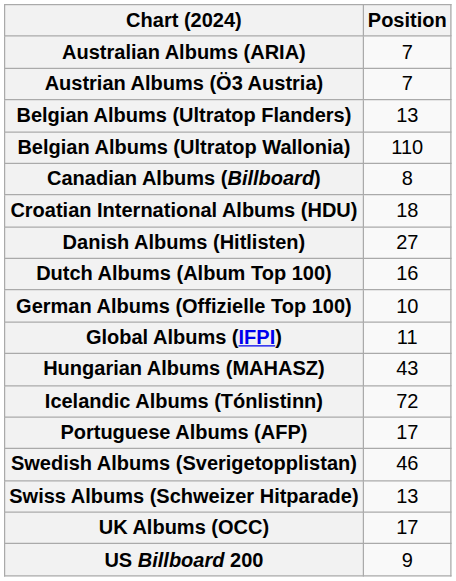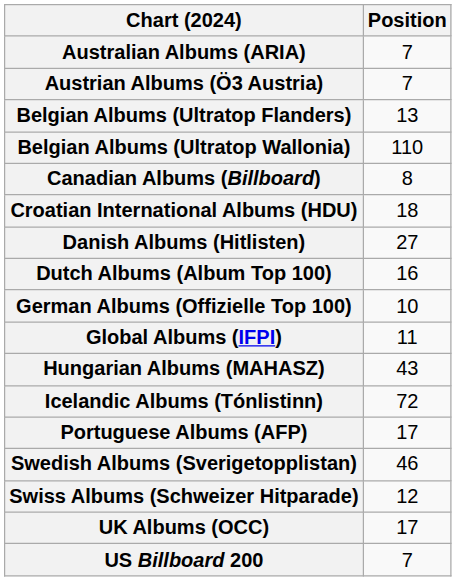(407, 496) 13 -> (407, 496) 12
(407, 559) 9 -> (407, 559) 7
